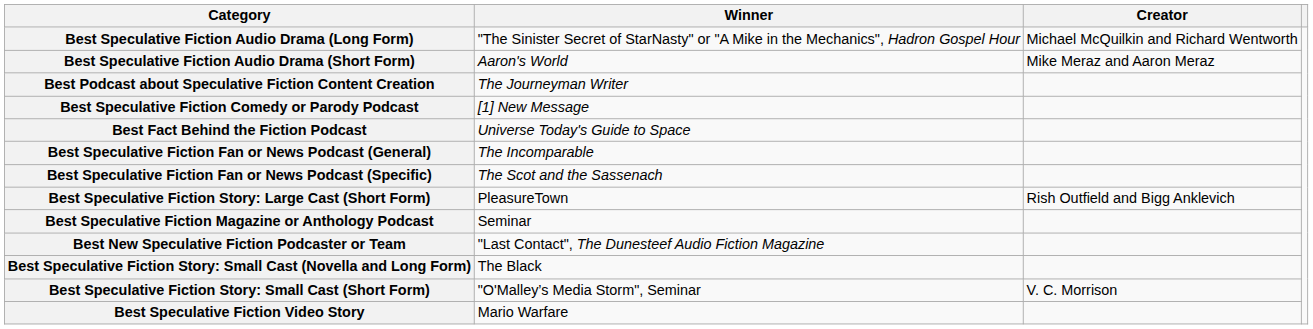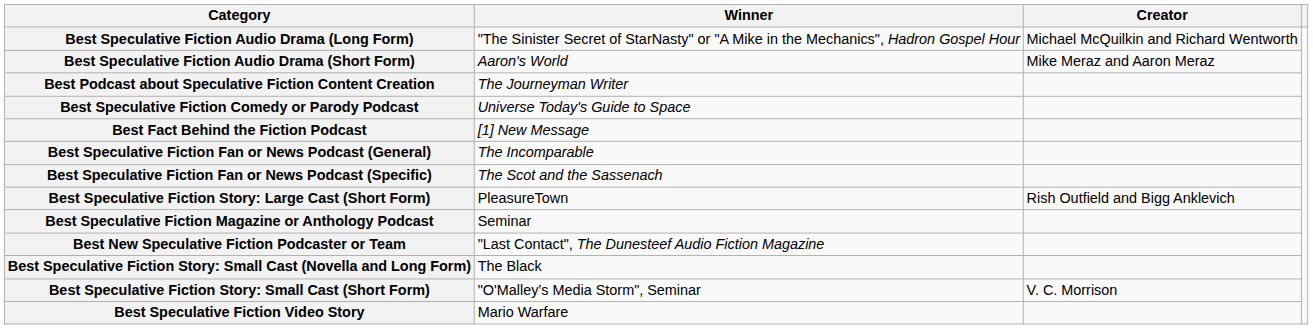(533, 107) [1] New Message -> (584, 107) Universe Today's Guide to Space
(584, 130) Universe Today's Guide to Space -> (533, 130) [1] New Message
